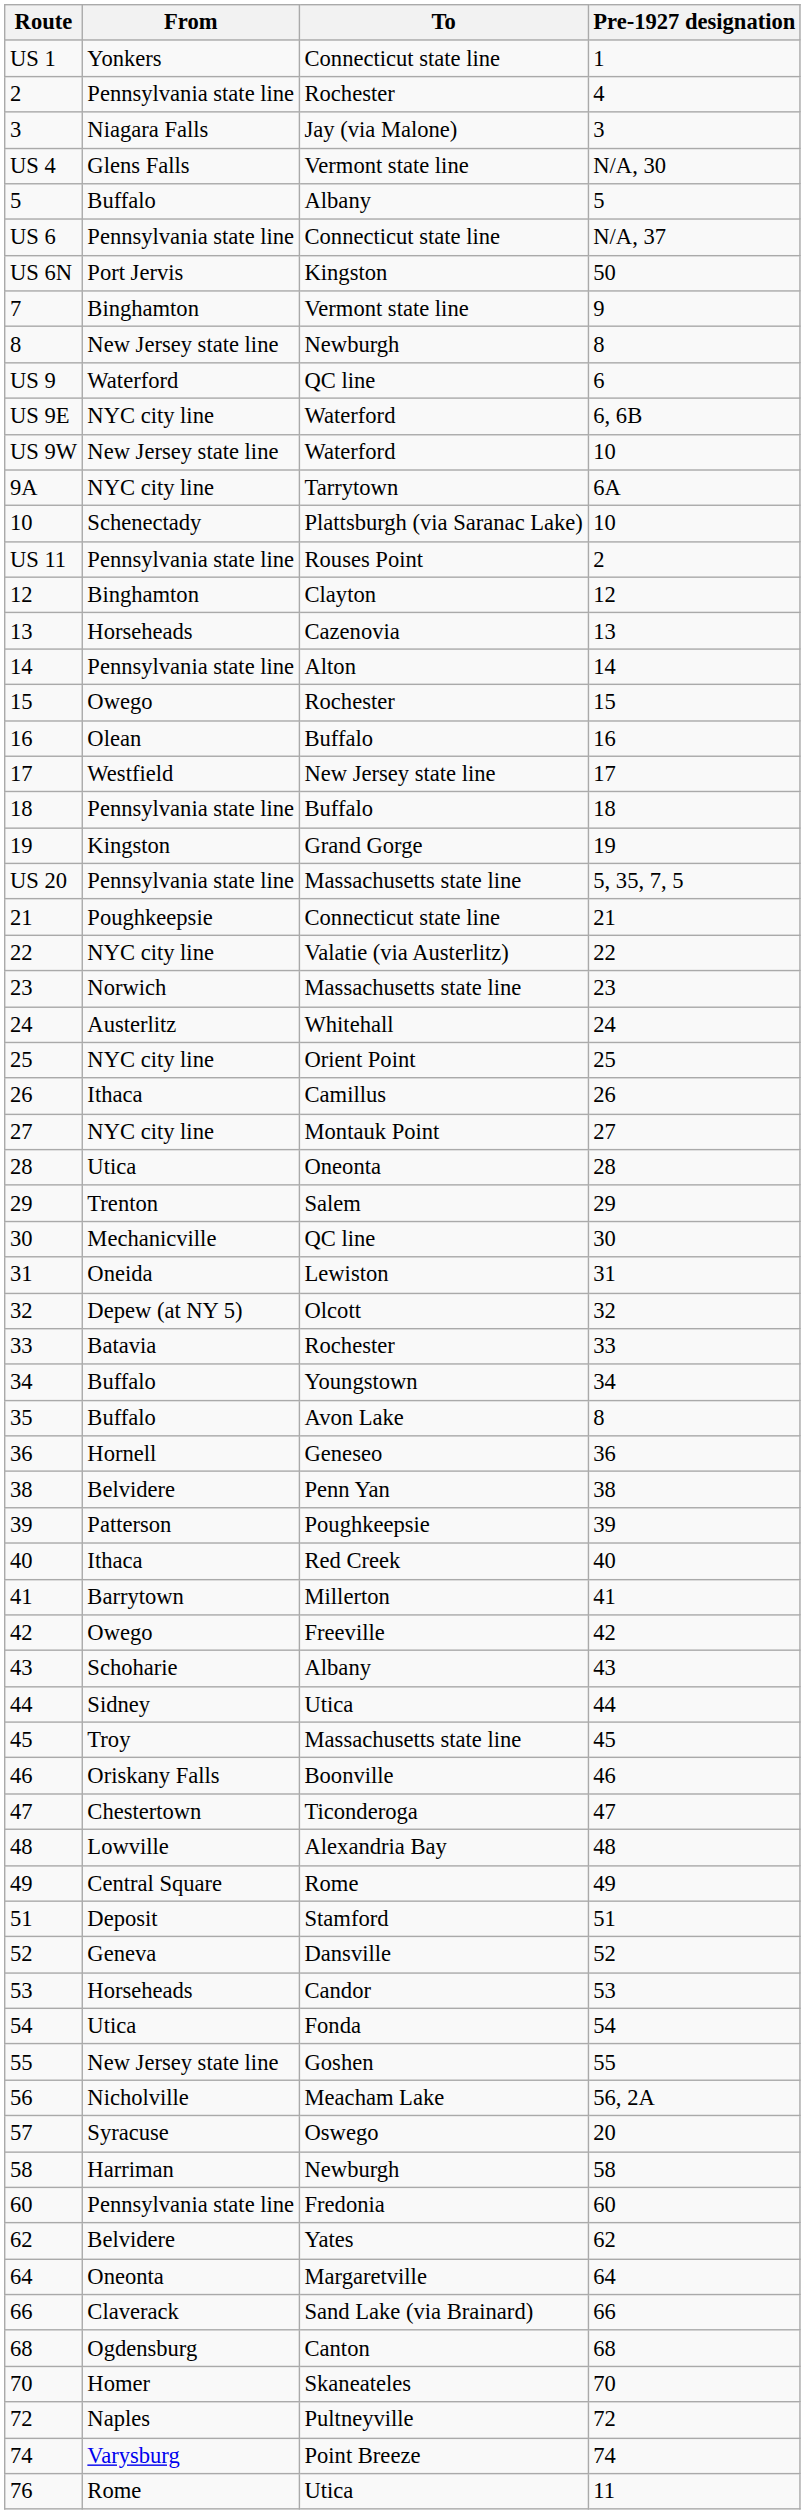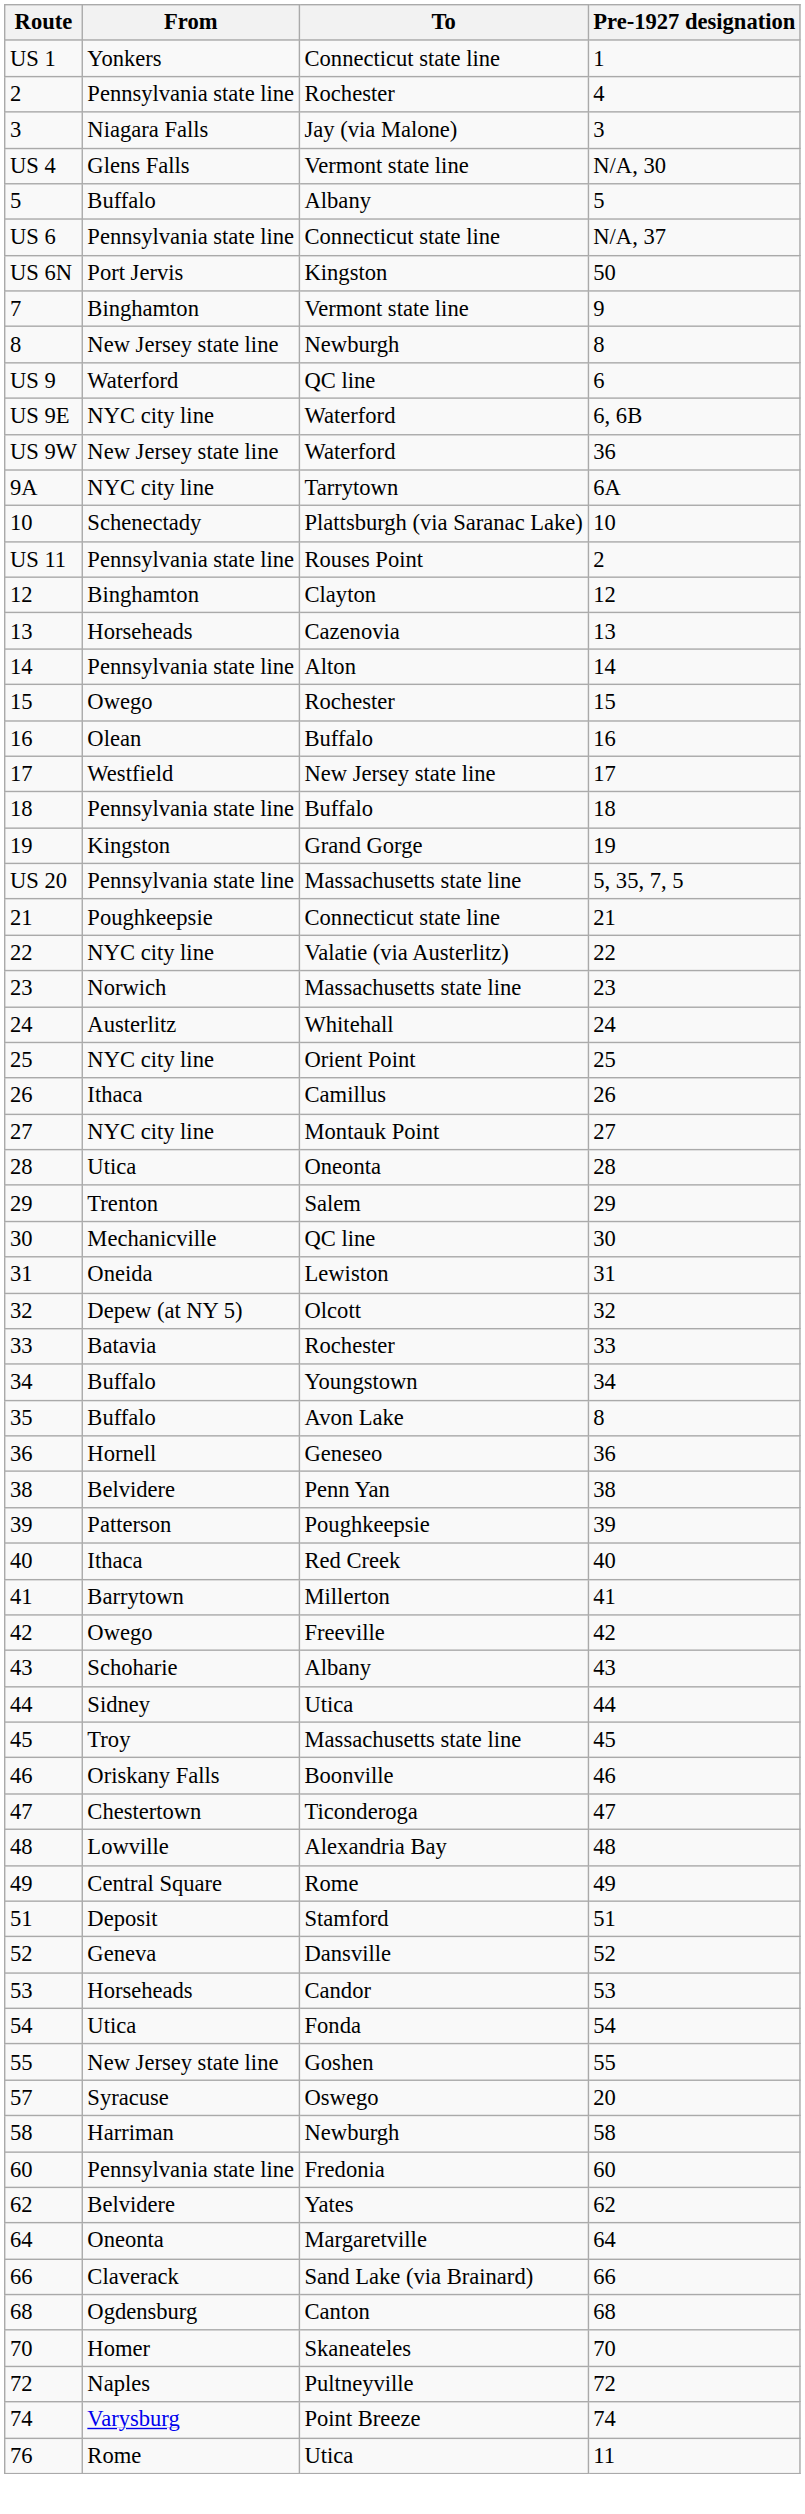(605, 451) 10 -> (605, 451) 36
- row: (21, 2097)
